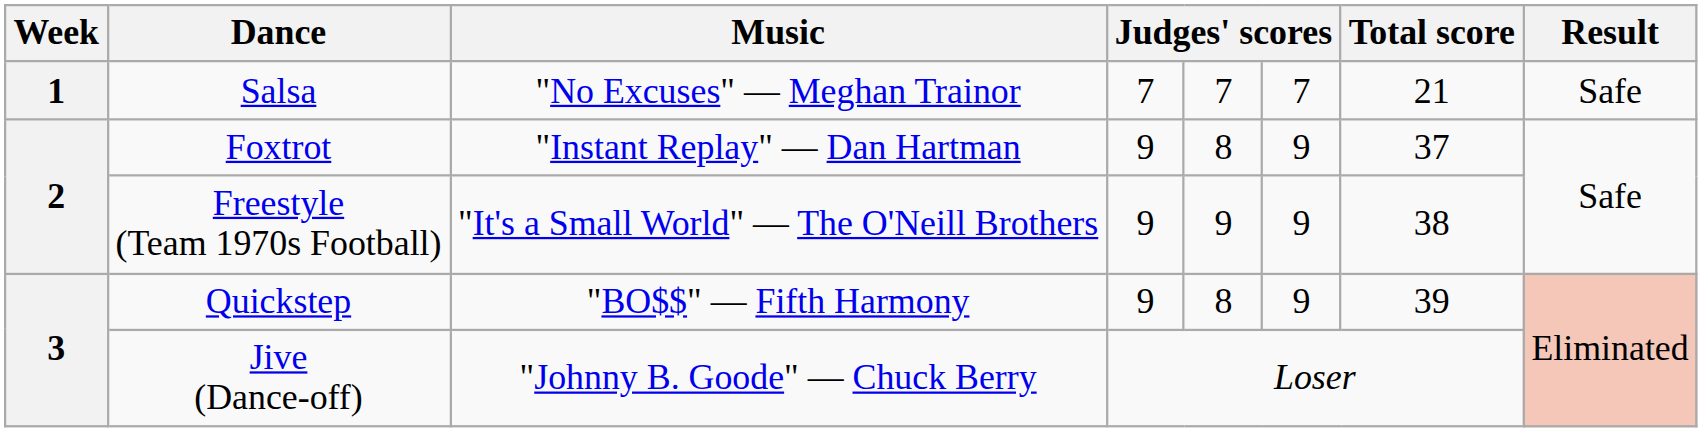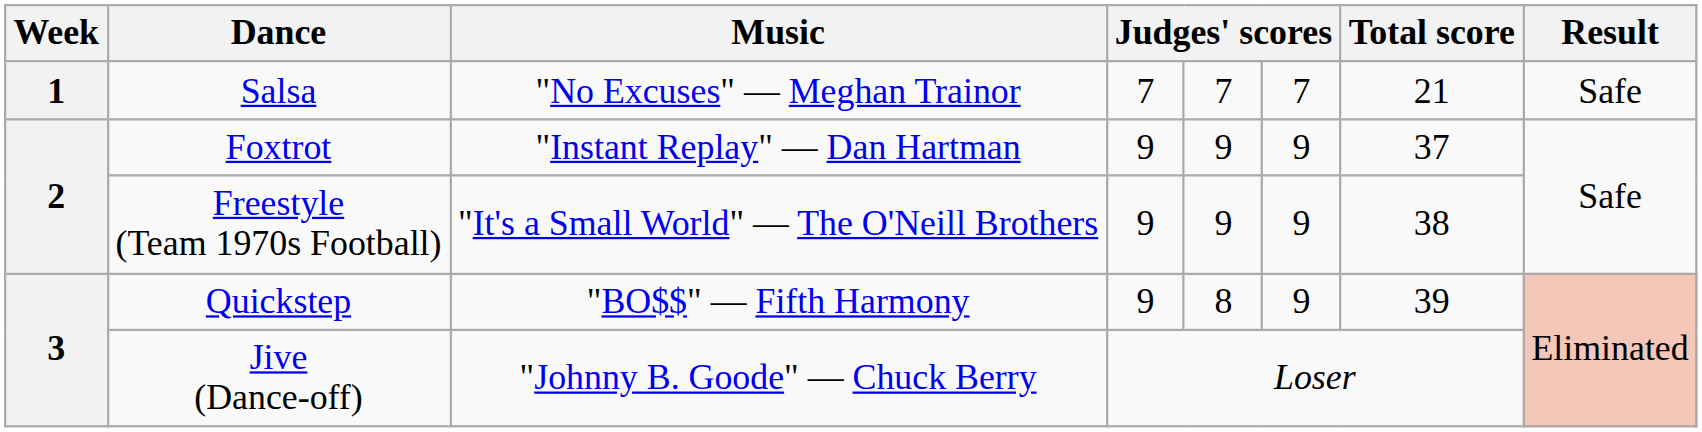(1223, 146) 8 -> (1223, 146) 9
